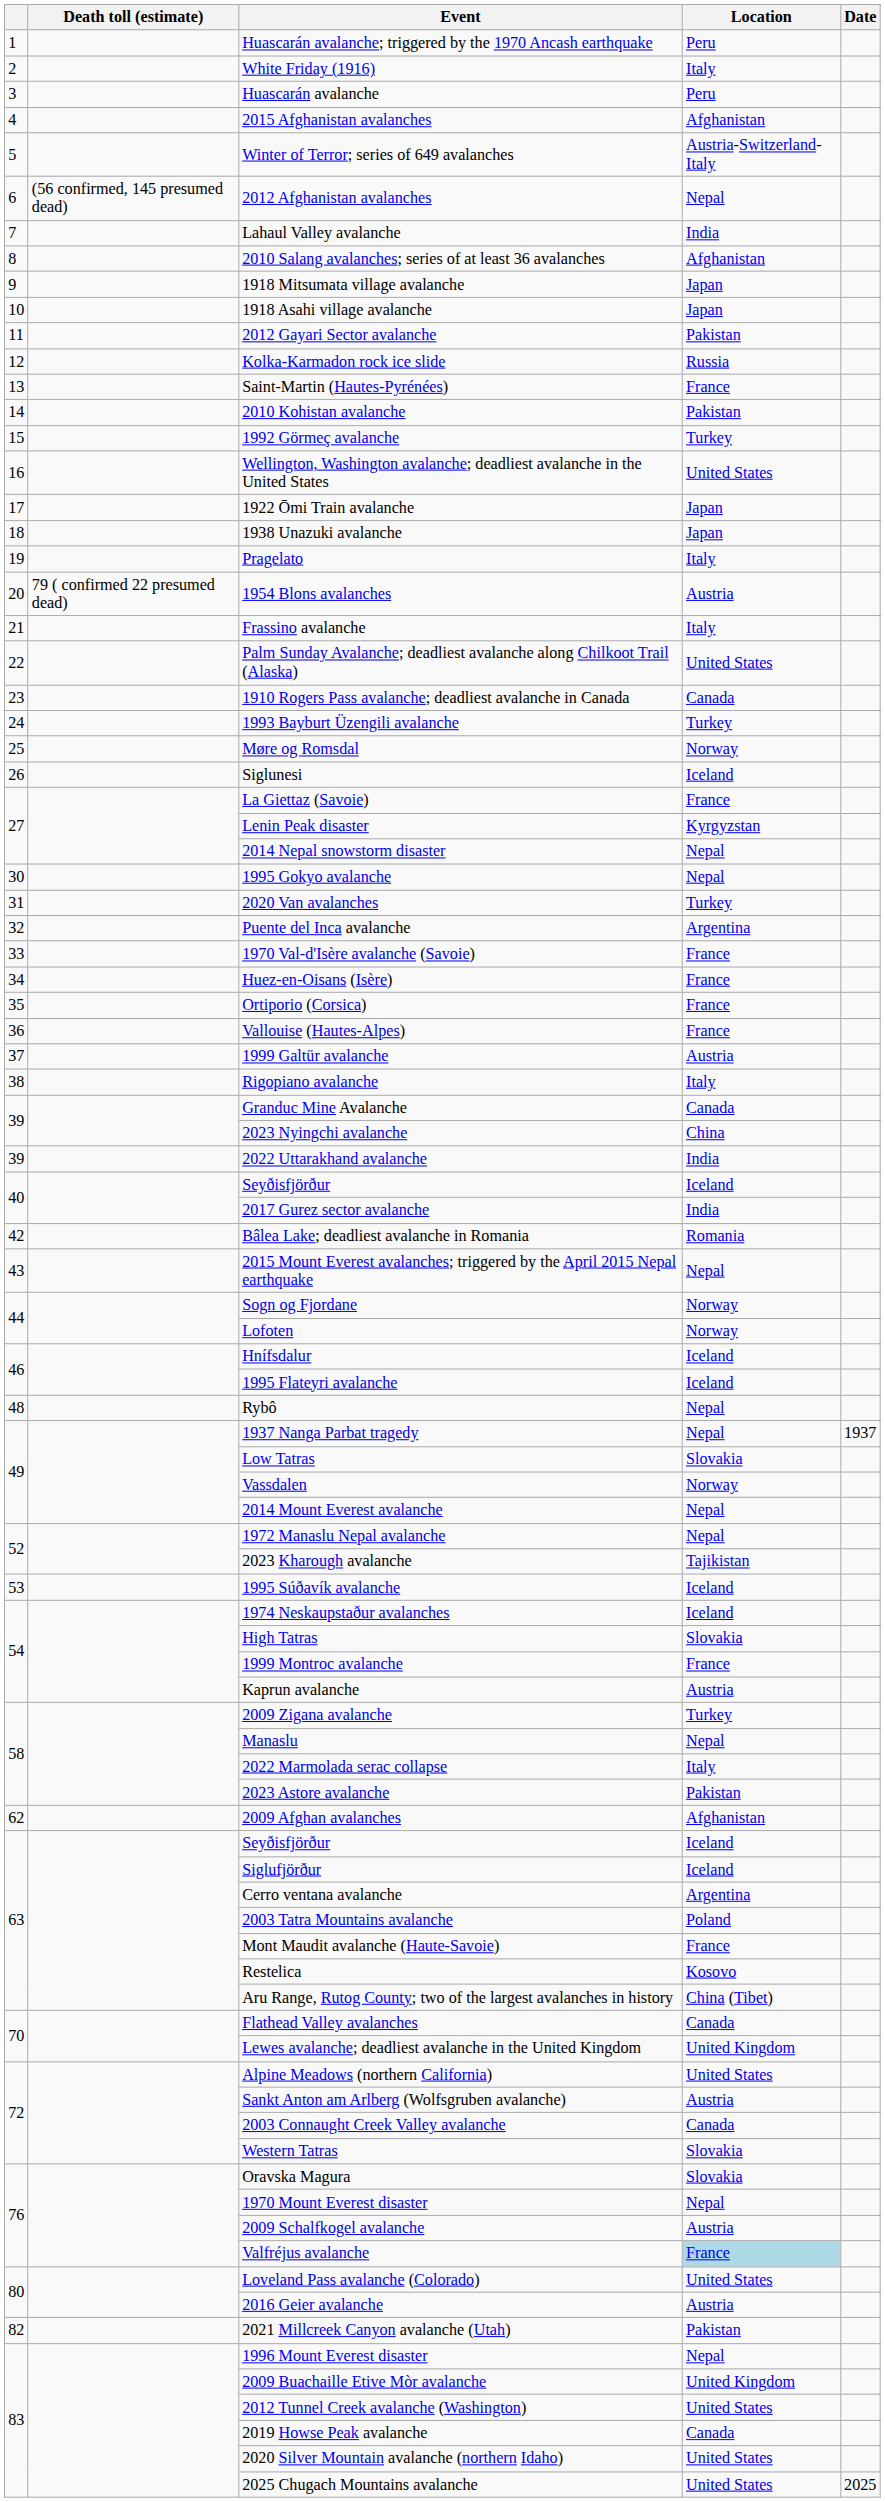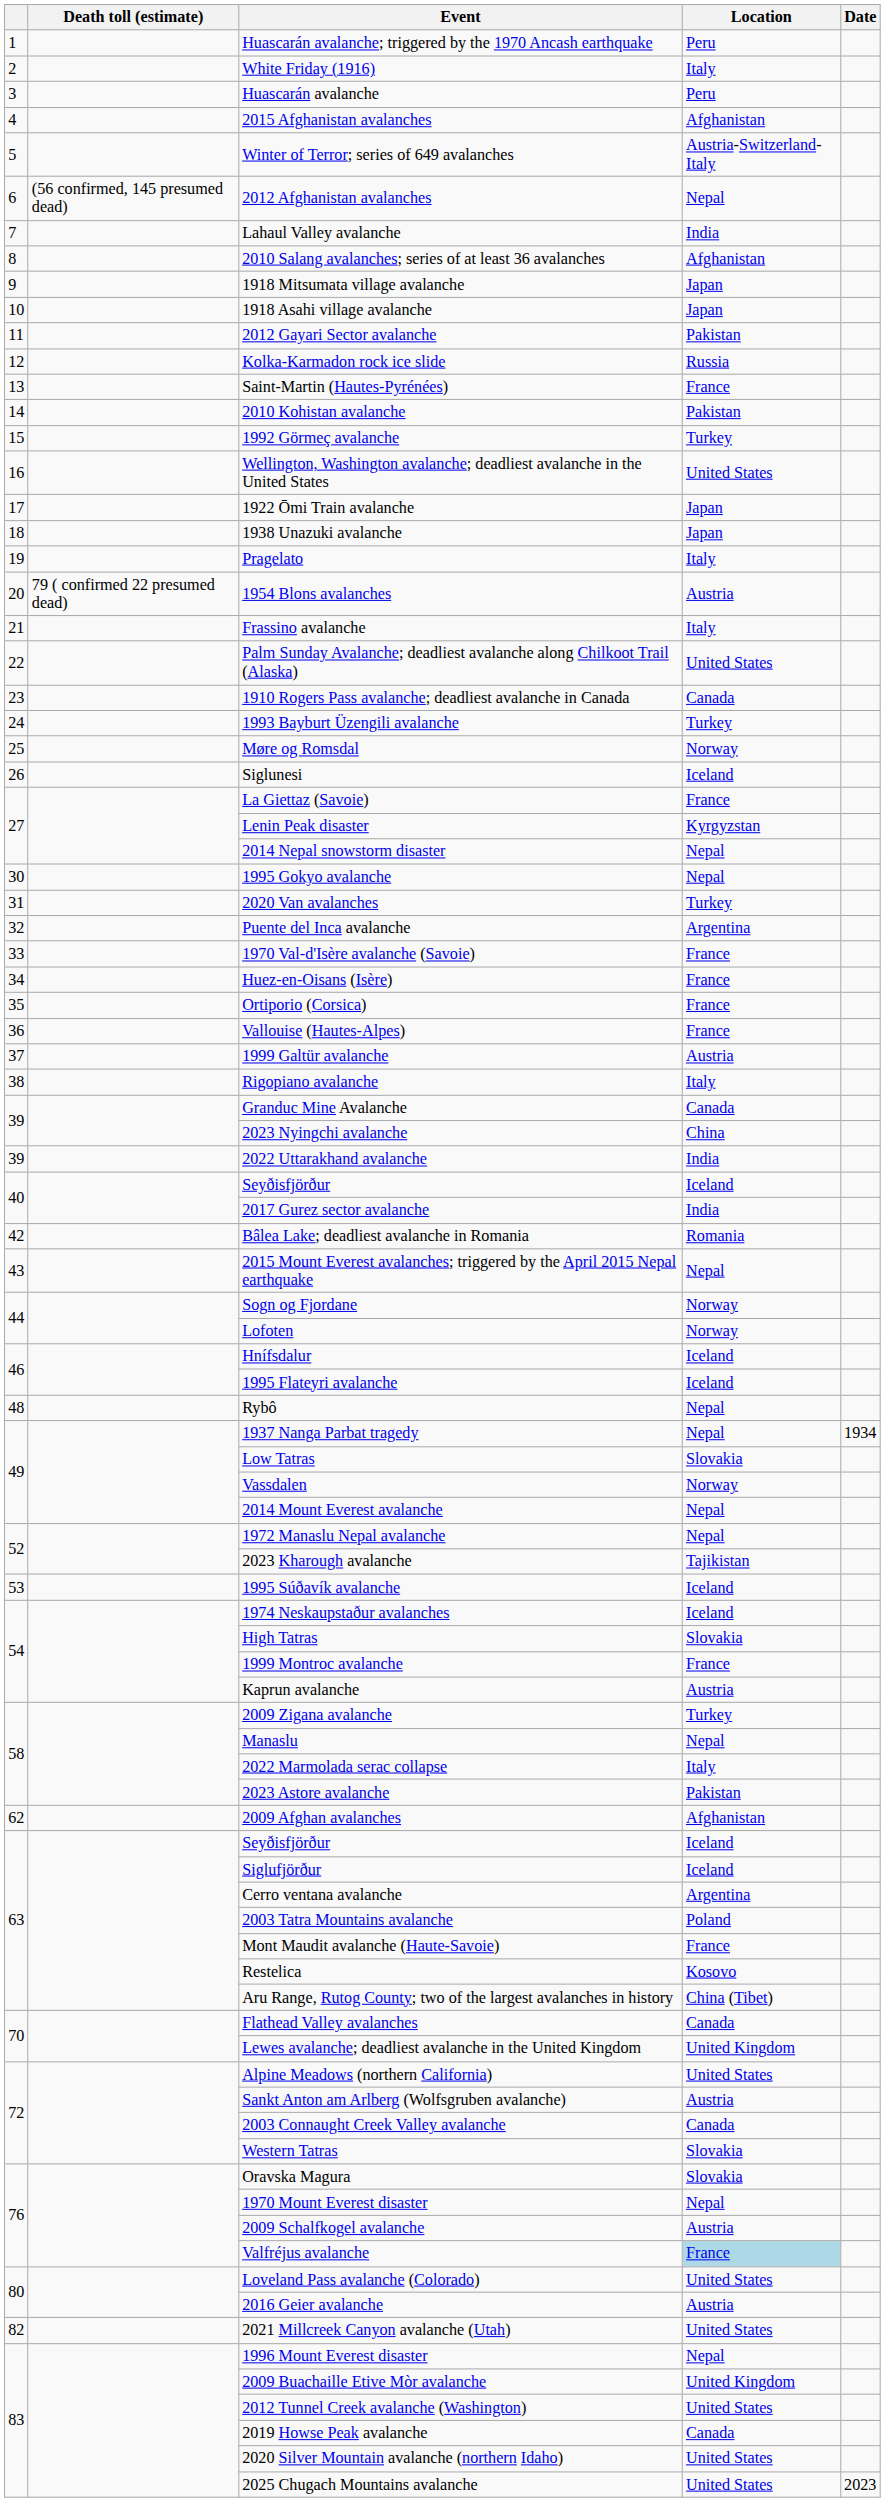(860, 1433) 1937 -> (860, 1433) 1934
(713, 2330) Pakistan -> (729, 2330) United States
(860, 2484) 2025 -> (860, 2484) 2023
